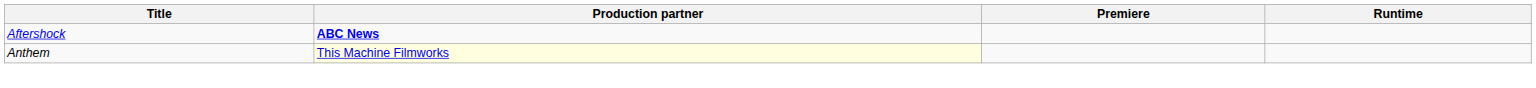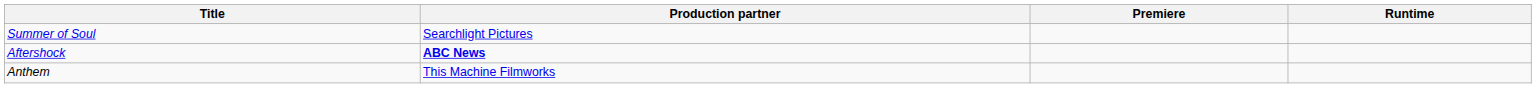+ row: (51, 33)
(383, 53) lightyellow background -> (489, 72) no background
